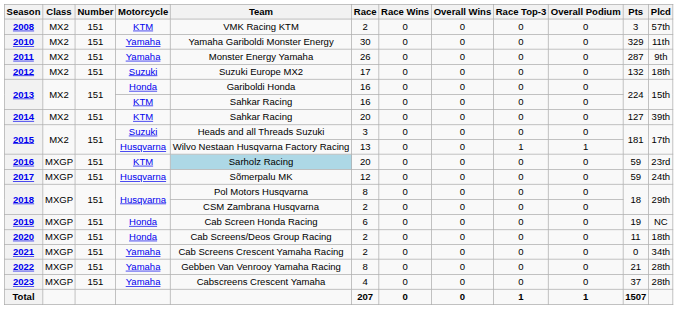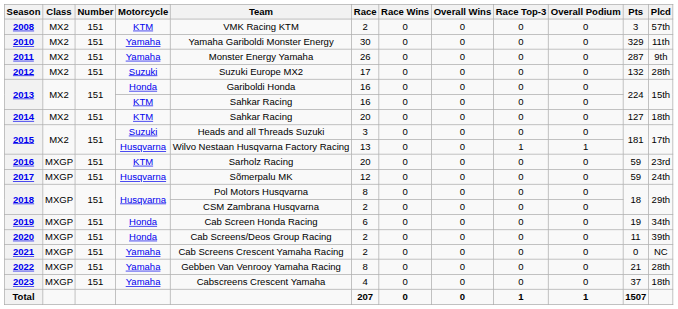(661, 71) 18th -> (661, 71) 28th
(661, 116) 39th -> (661, 116) 18th
(261, 162) lightblue background -> (261, 162) no background
(661, 222) NC -> (661, 222) 34th
(661, 237) 18th -> (661, 237) 39th
(661, 252) 34th -> (661, 252) NC
(661, 282) 28th -> (661, 282) 18th
